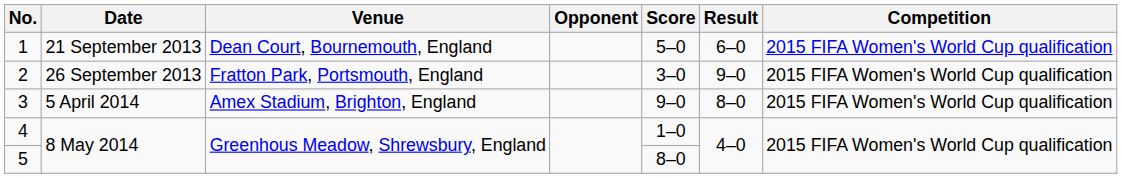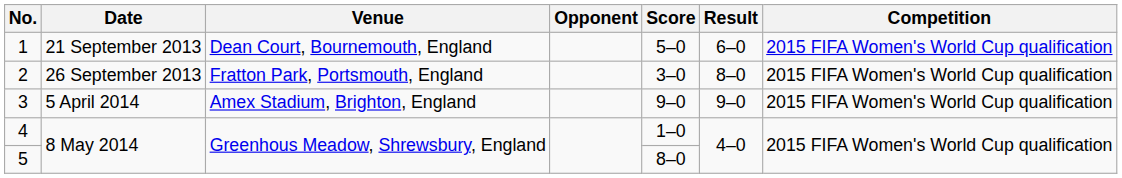(731, 74) 9–0 -> (731, 74) 8–0
(731, 103) 8–0 -> (731, 103) 9–0
